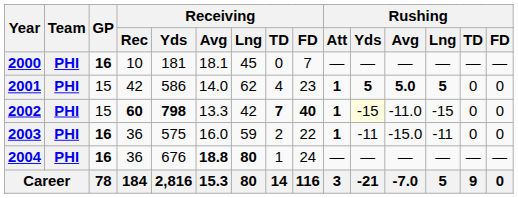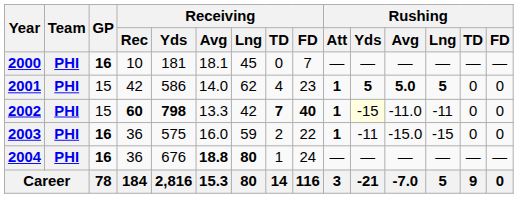(443, 110) -15 -> (443, 110) -11
(443, 134) -11 -> (443, 134) -15
